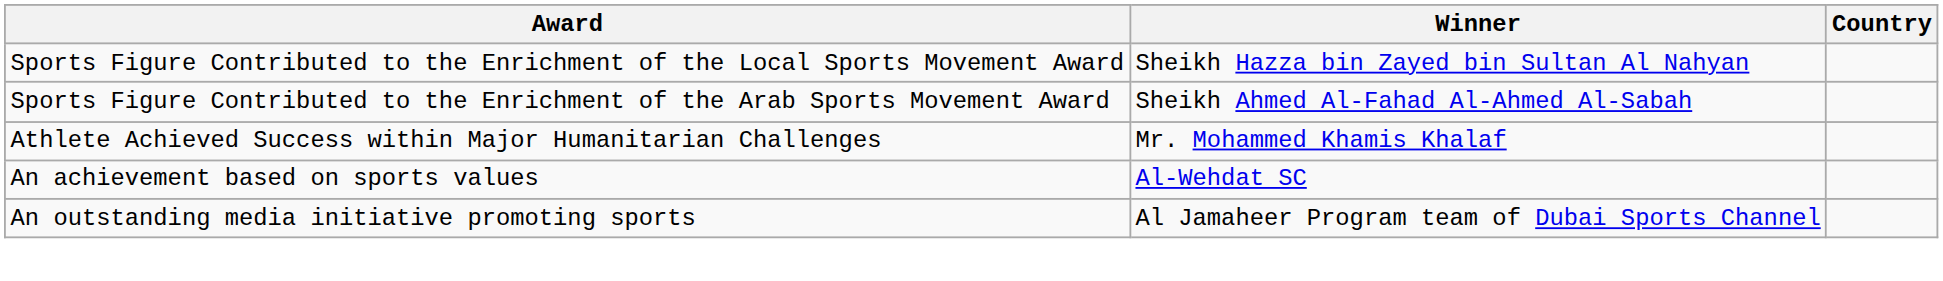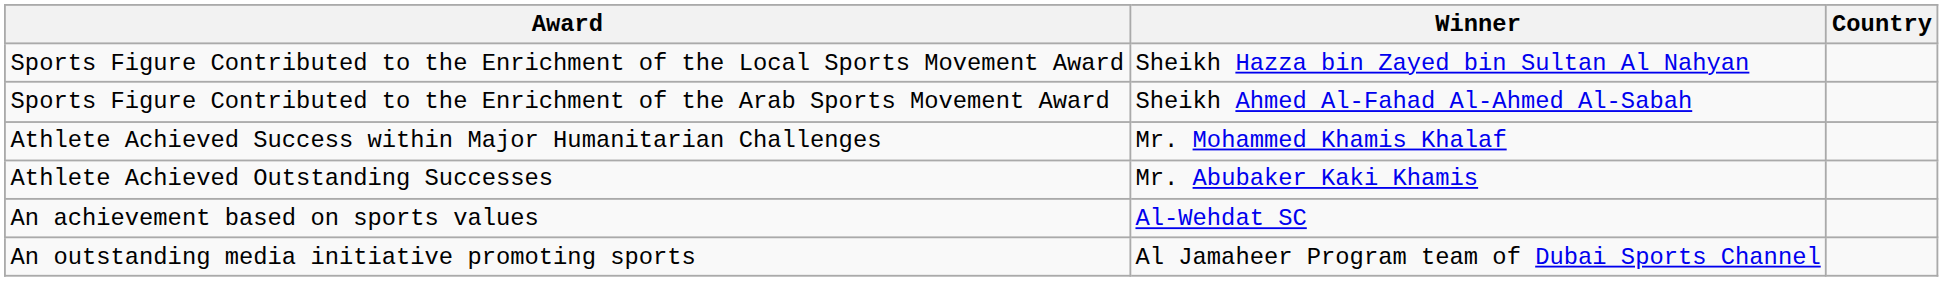+ row: (282, 179)
